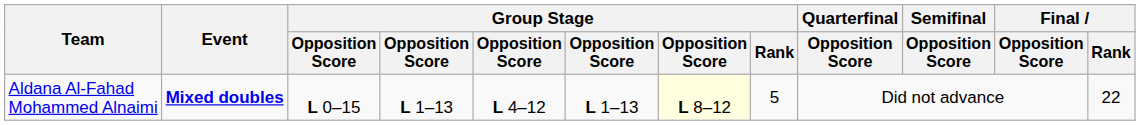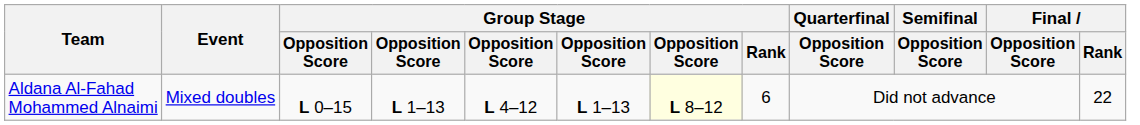(225, 98) bold -> (220, 98) normal
(774, 98) 5 -> (766, 98) 6
